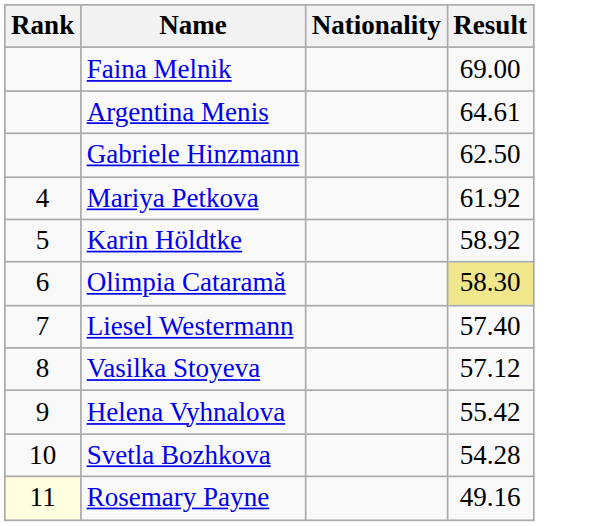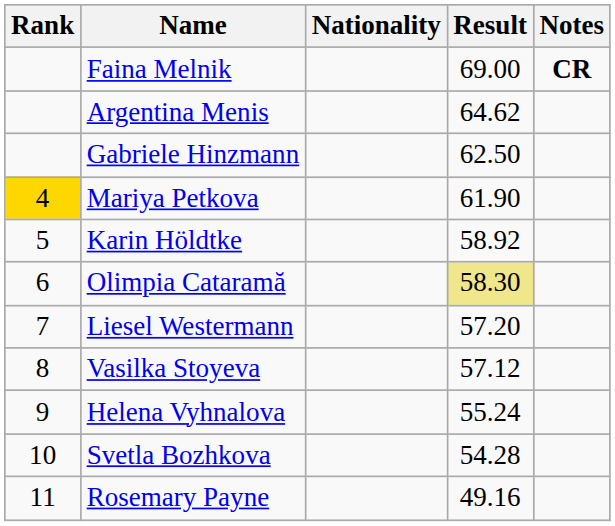+ column: (572, 25)
(490, 111) 64.61 -> (490, 111) 64.62
(43, 197) no background -> (43, 197) gold background
(490, 197) 61.92 -> (490, 197) 61.90
(490, 326) 57.40 -> (490, 326) 57.20
(490, 411) 55.42 -> (490, 411) 55.24
(43, 497) lightyellow background -> (43, 497) no background
